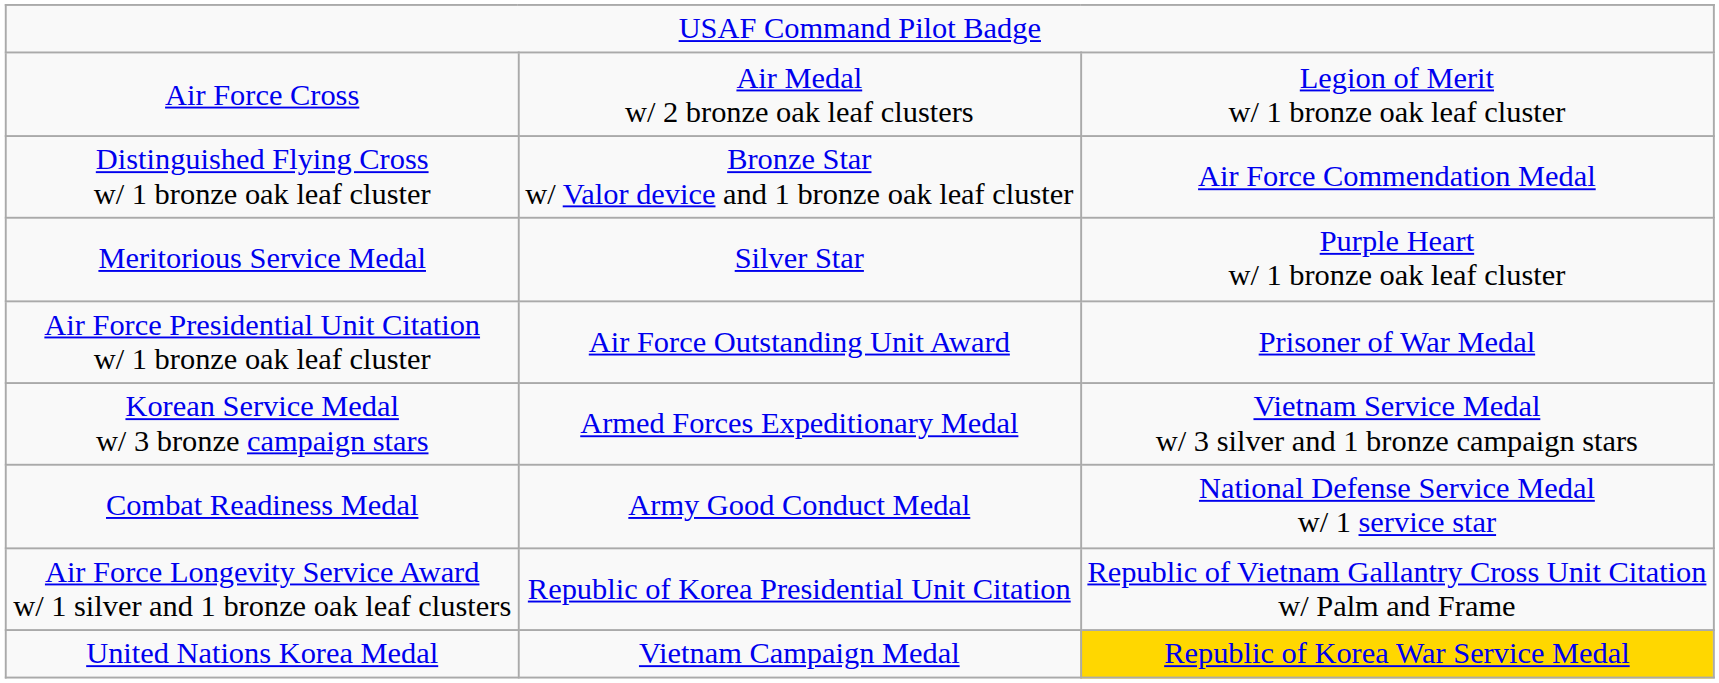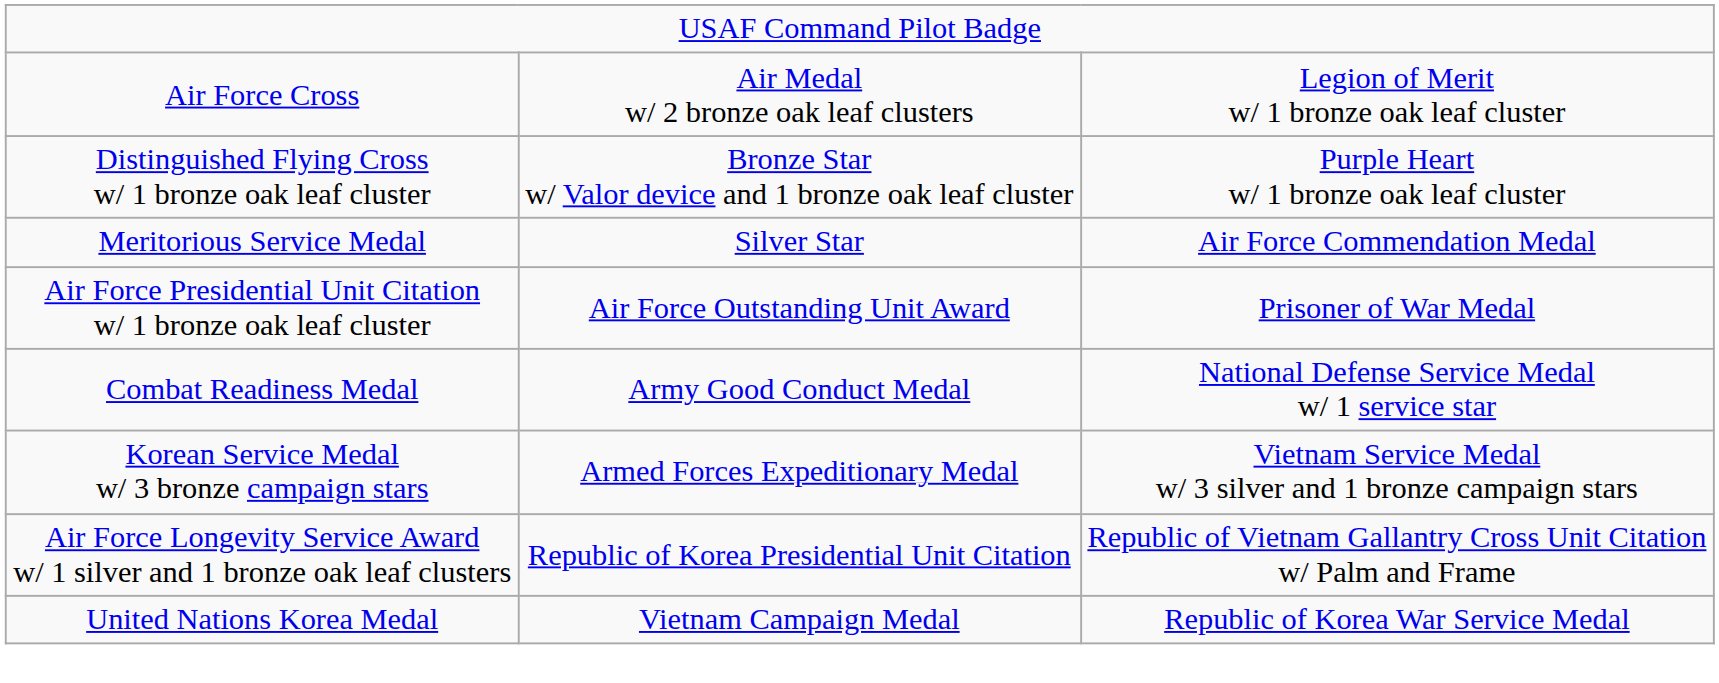(1397, 176) Air Force Commendation Medal -> (1397, 176) Purple Heart w/ 1 bronze oak leaf cluster
(1397, 258) Purple Heart w/ 1 bronze oak leaf cluster -> (1397, 241) Air Force Commendation Medal
rows swapped: (262, 505) <-> (262, 423)
(1397, 653) gold background -> (1397, 619) no background
